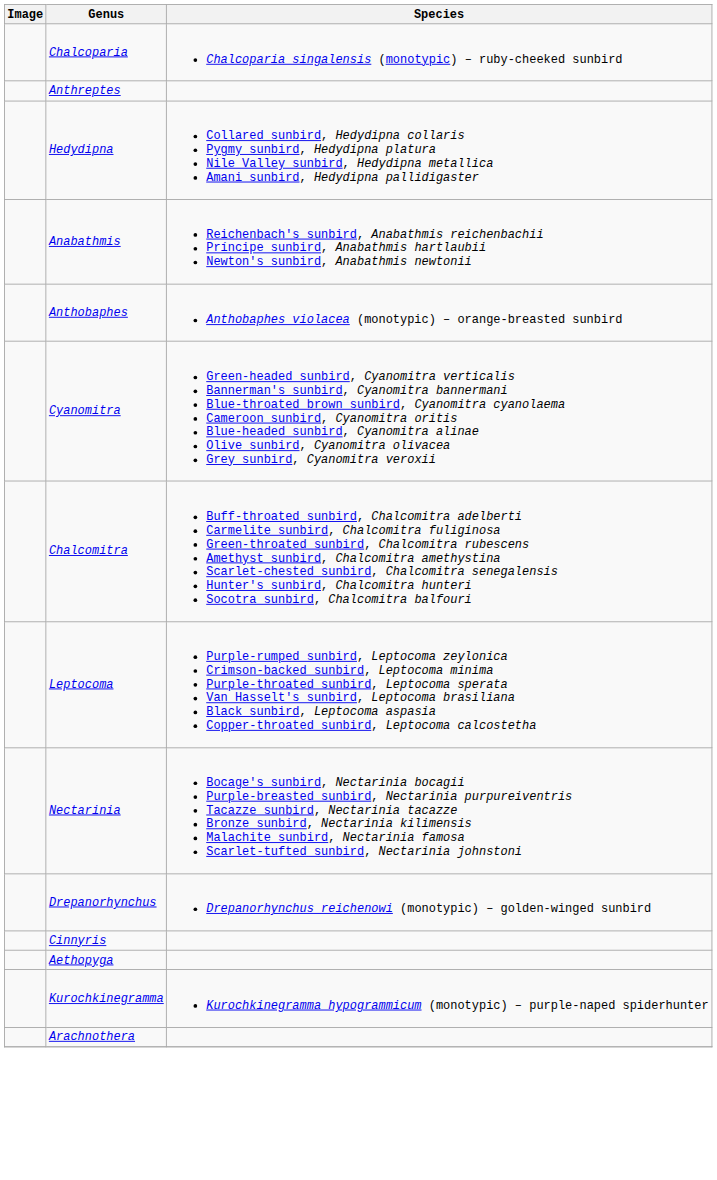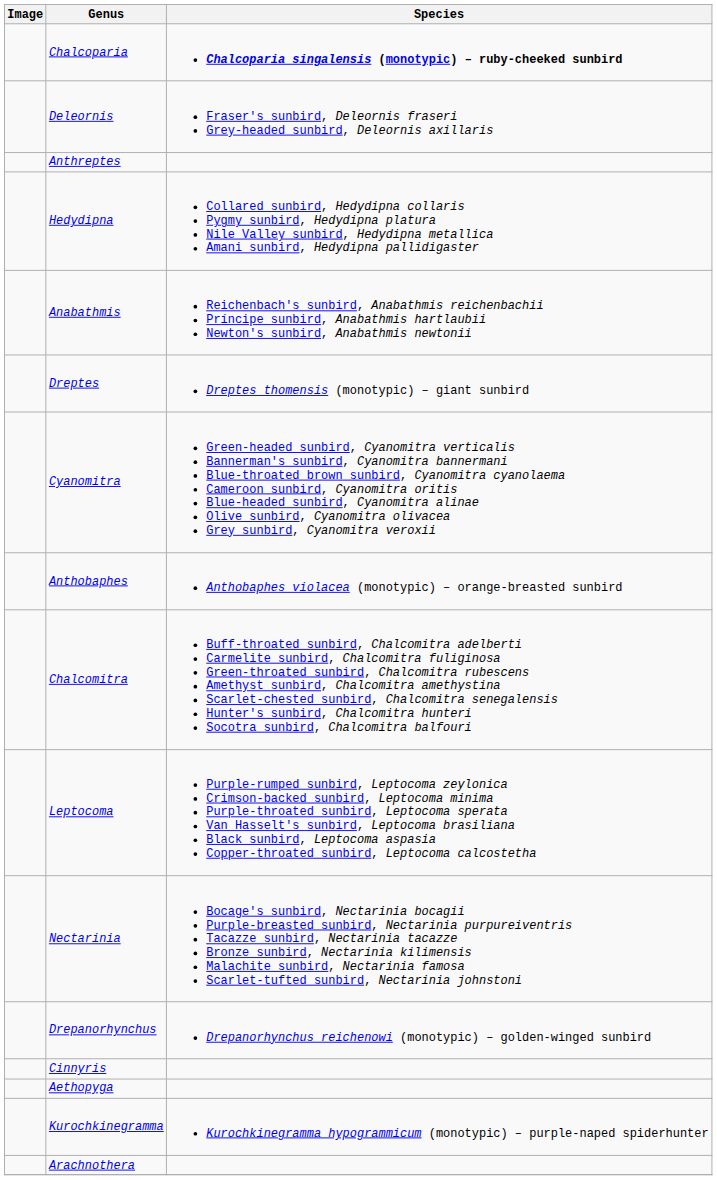(439, 59) normal -> (439, 59) bold
+ row: (81, 117)
+ row: (74, 384)
rows swapped: (88, 313) <-> (85, 411)
